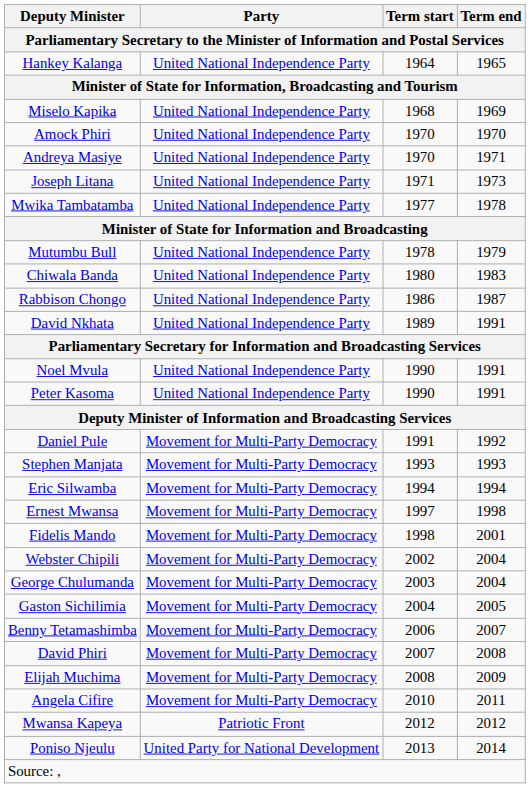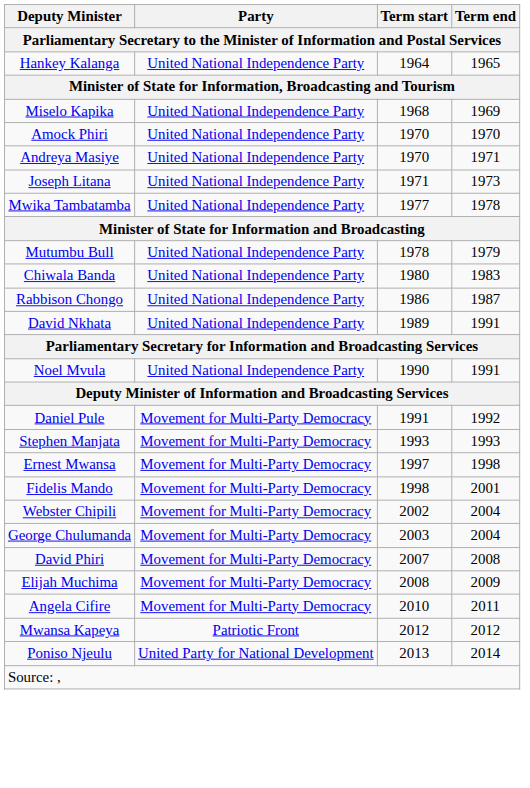- row: (72, 393)
- row: (72, 488)
- row: (72, 606)
- row: (72, 629)
